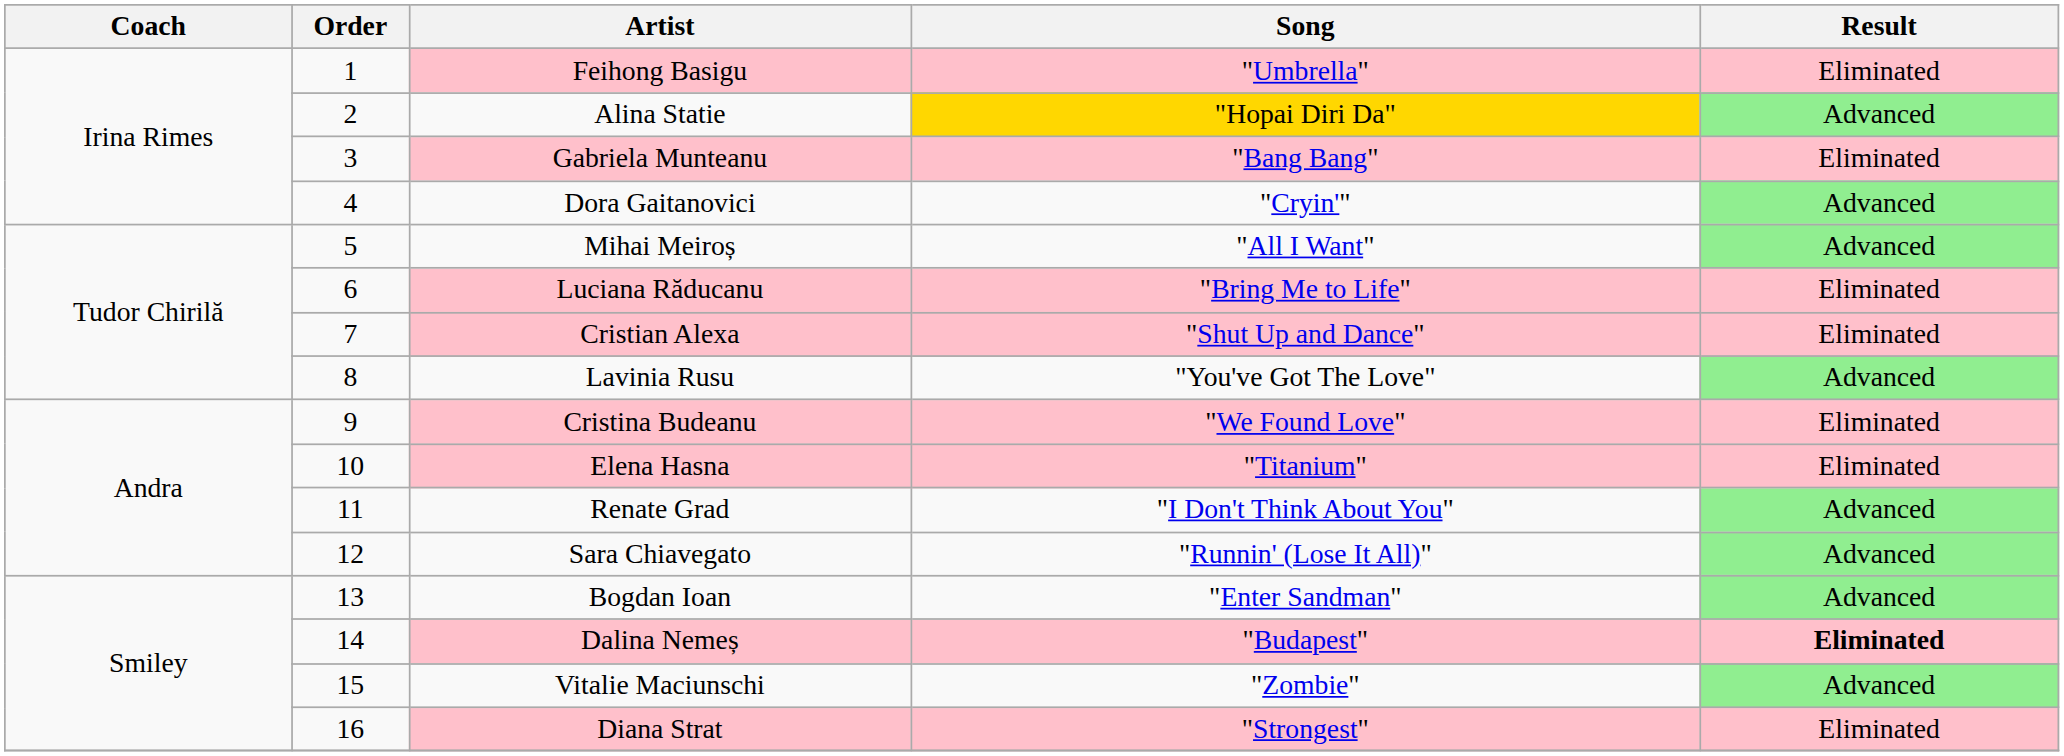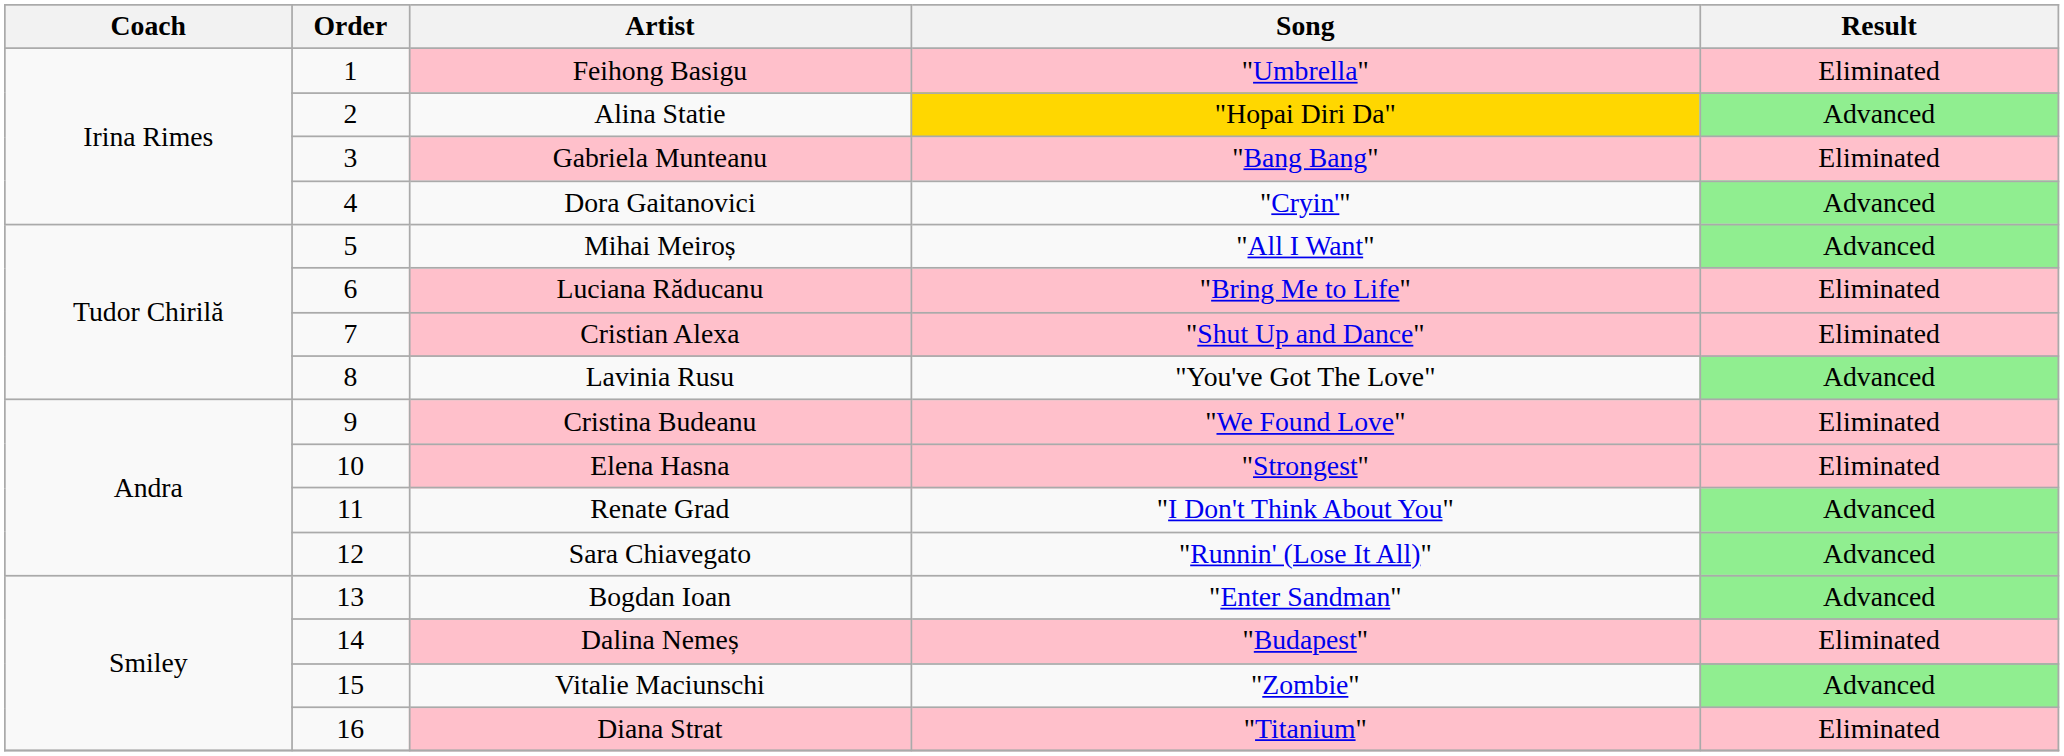(1305, 465) "Titanium" -> (1305, 465) "Strongest"
(1879, 641) bold -> (1879, 641) normal
(1305, 728) "Strongest" -> (1305, 728) "Titanium"
